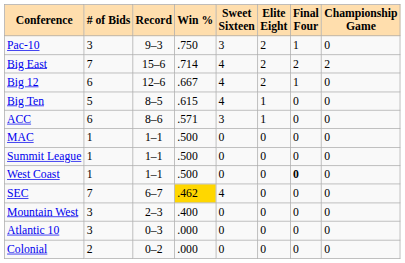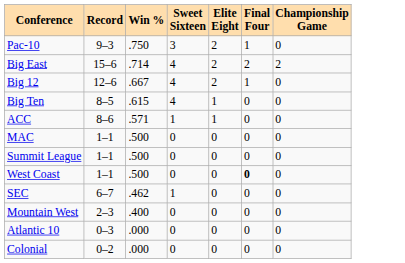- column: (108, 20)
(221, 119) 3 -> (173, 119) 1
(188, 193) gold background -> (139, 193) no background
(221, 193) 4 -> (173, 193) 1
